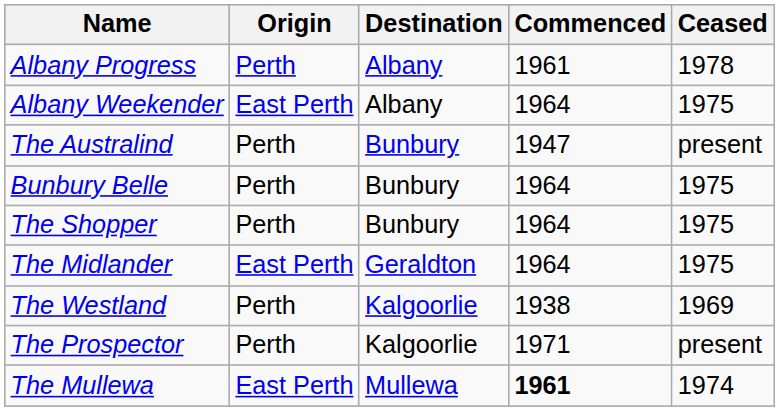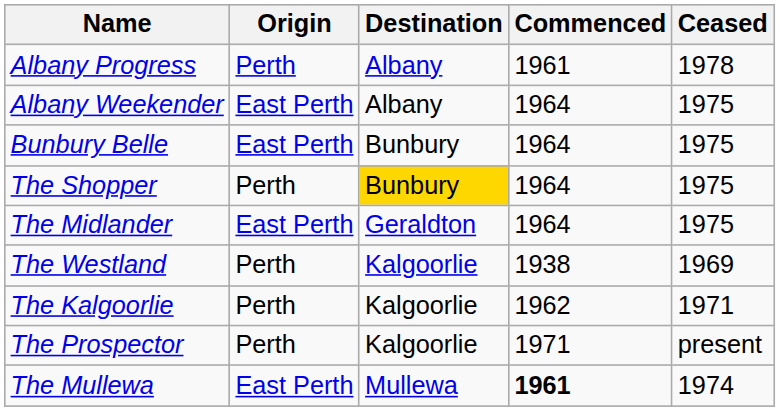- row: (92, 144)
(266, 184) Perth -> (294, 144) East Perth
(412, 225) no background -> (412, 184) gold background
+ row: (92, 305)
